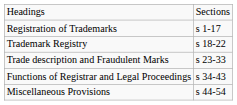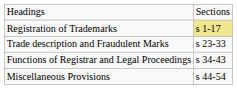(208, 28) no background -> (208, 28) khaki background
- row: (47, 44)
